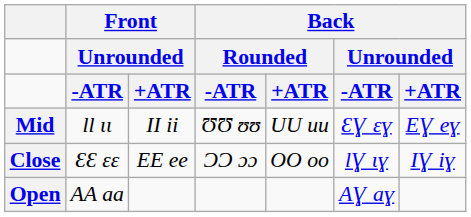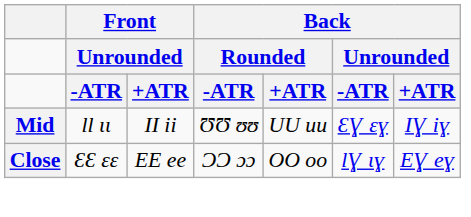(433, 125) EƔ eɣ -> (427, 125) IƔ iɣ
(433, 159) IƔ iɣ -> (427, 159) EƔ eɣ
- row: (97, 194)
